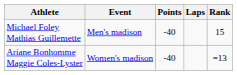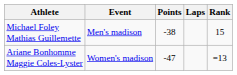(169, 32) -40 -> (169, 32) -38
(169, 58) -40 -> (169, 58) -47
